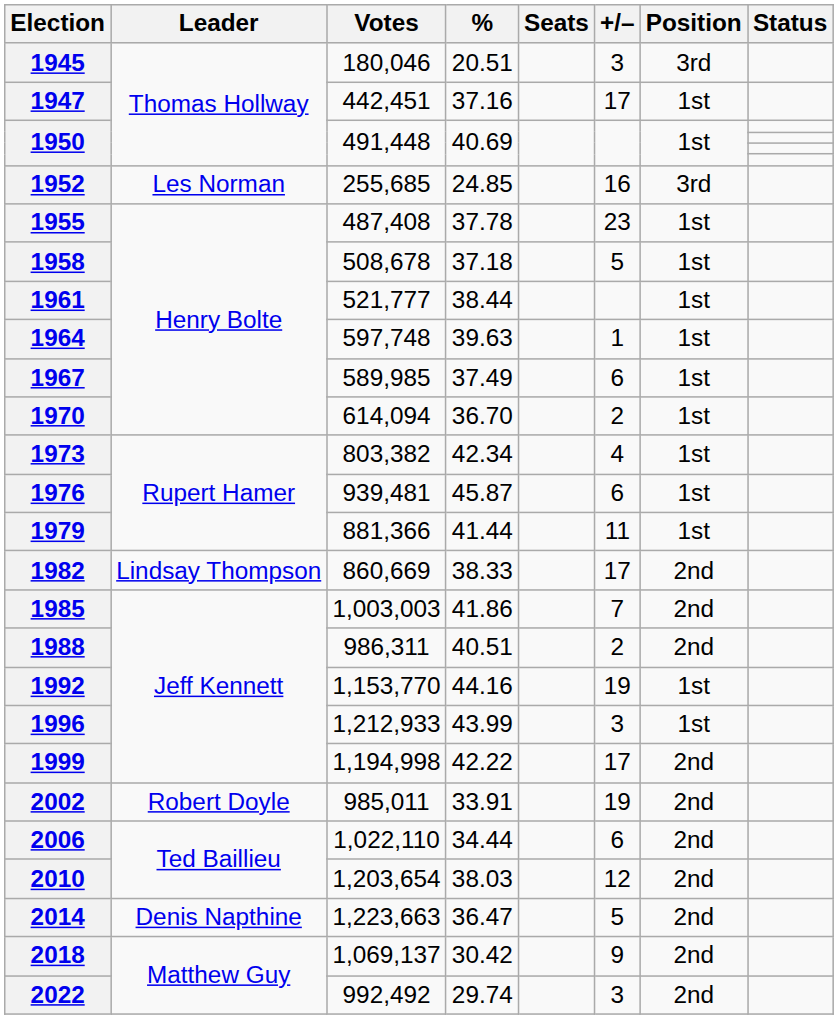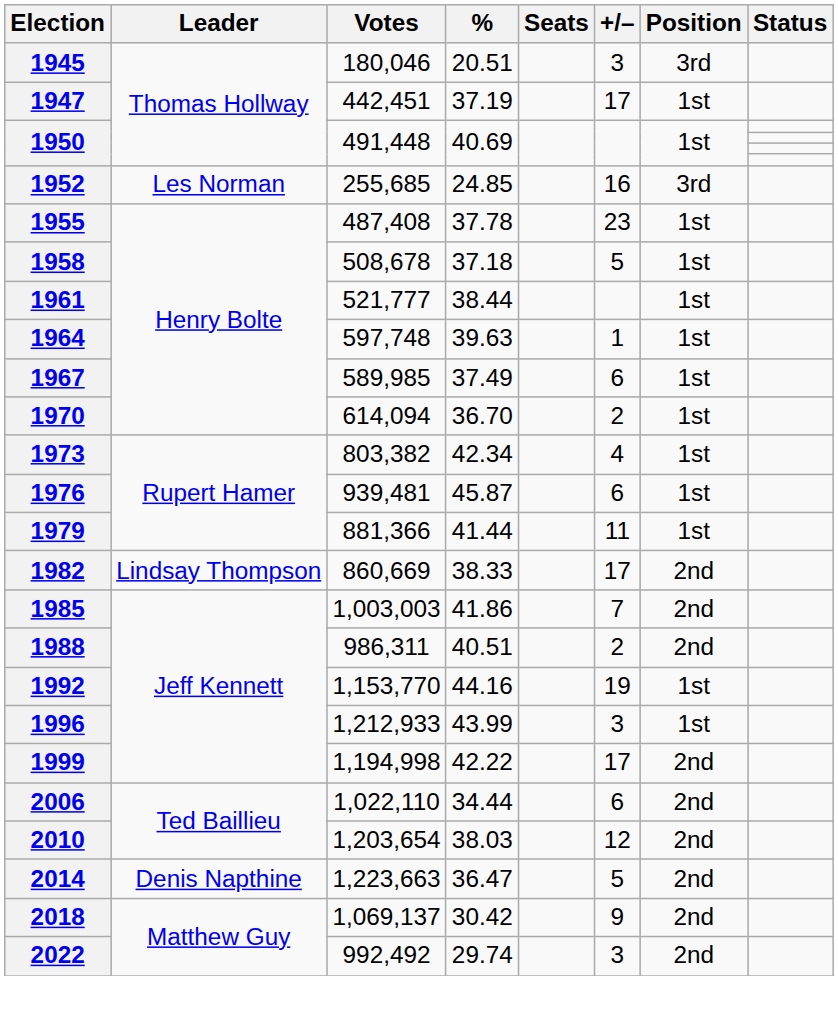(482, 100) 37.16 -> (482, 100) 37.19
- row: (58, 801)
